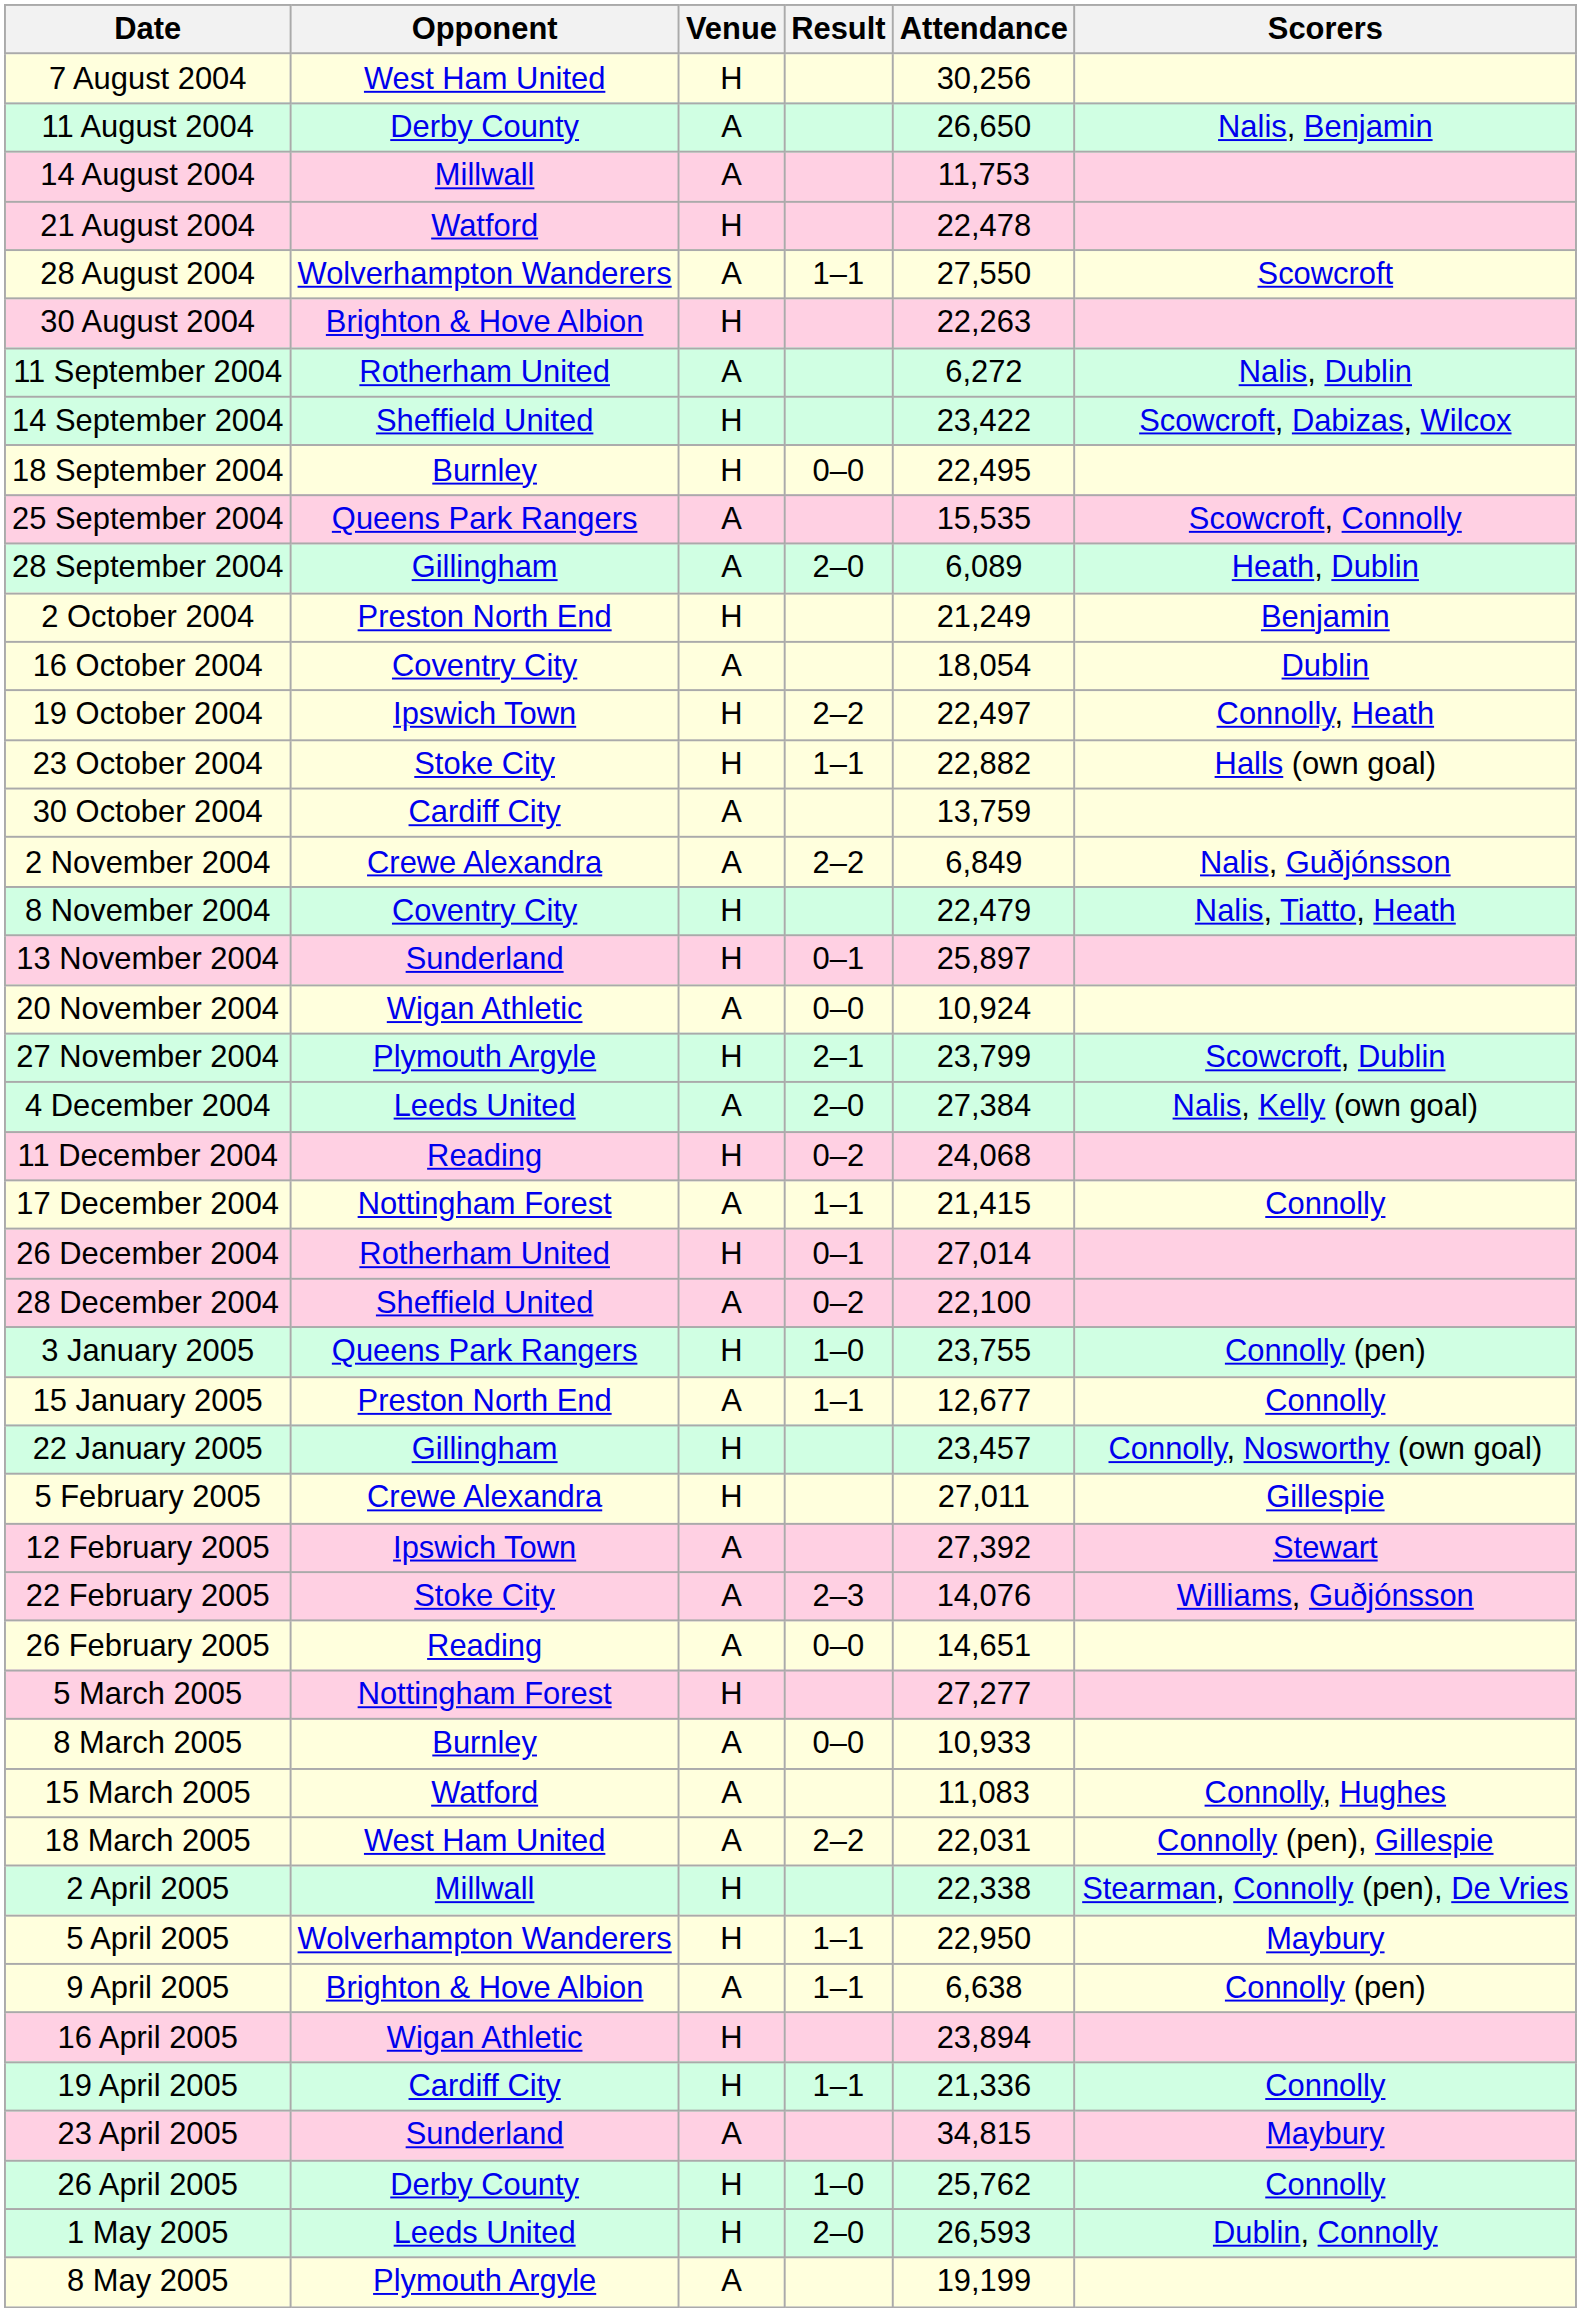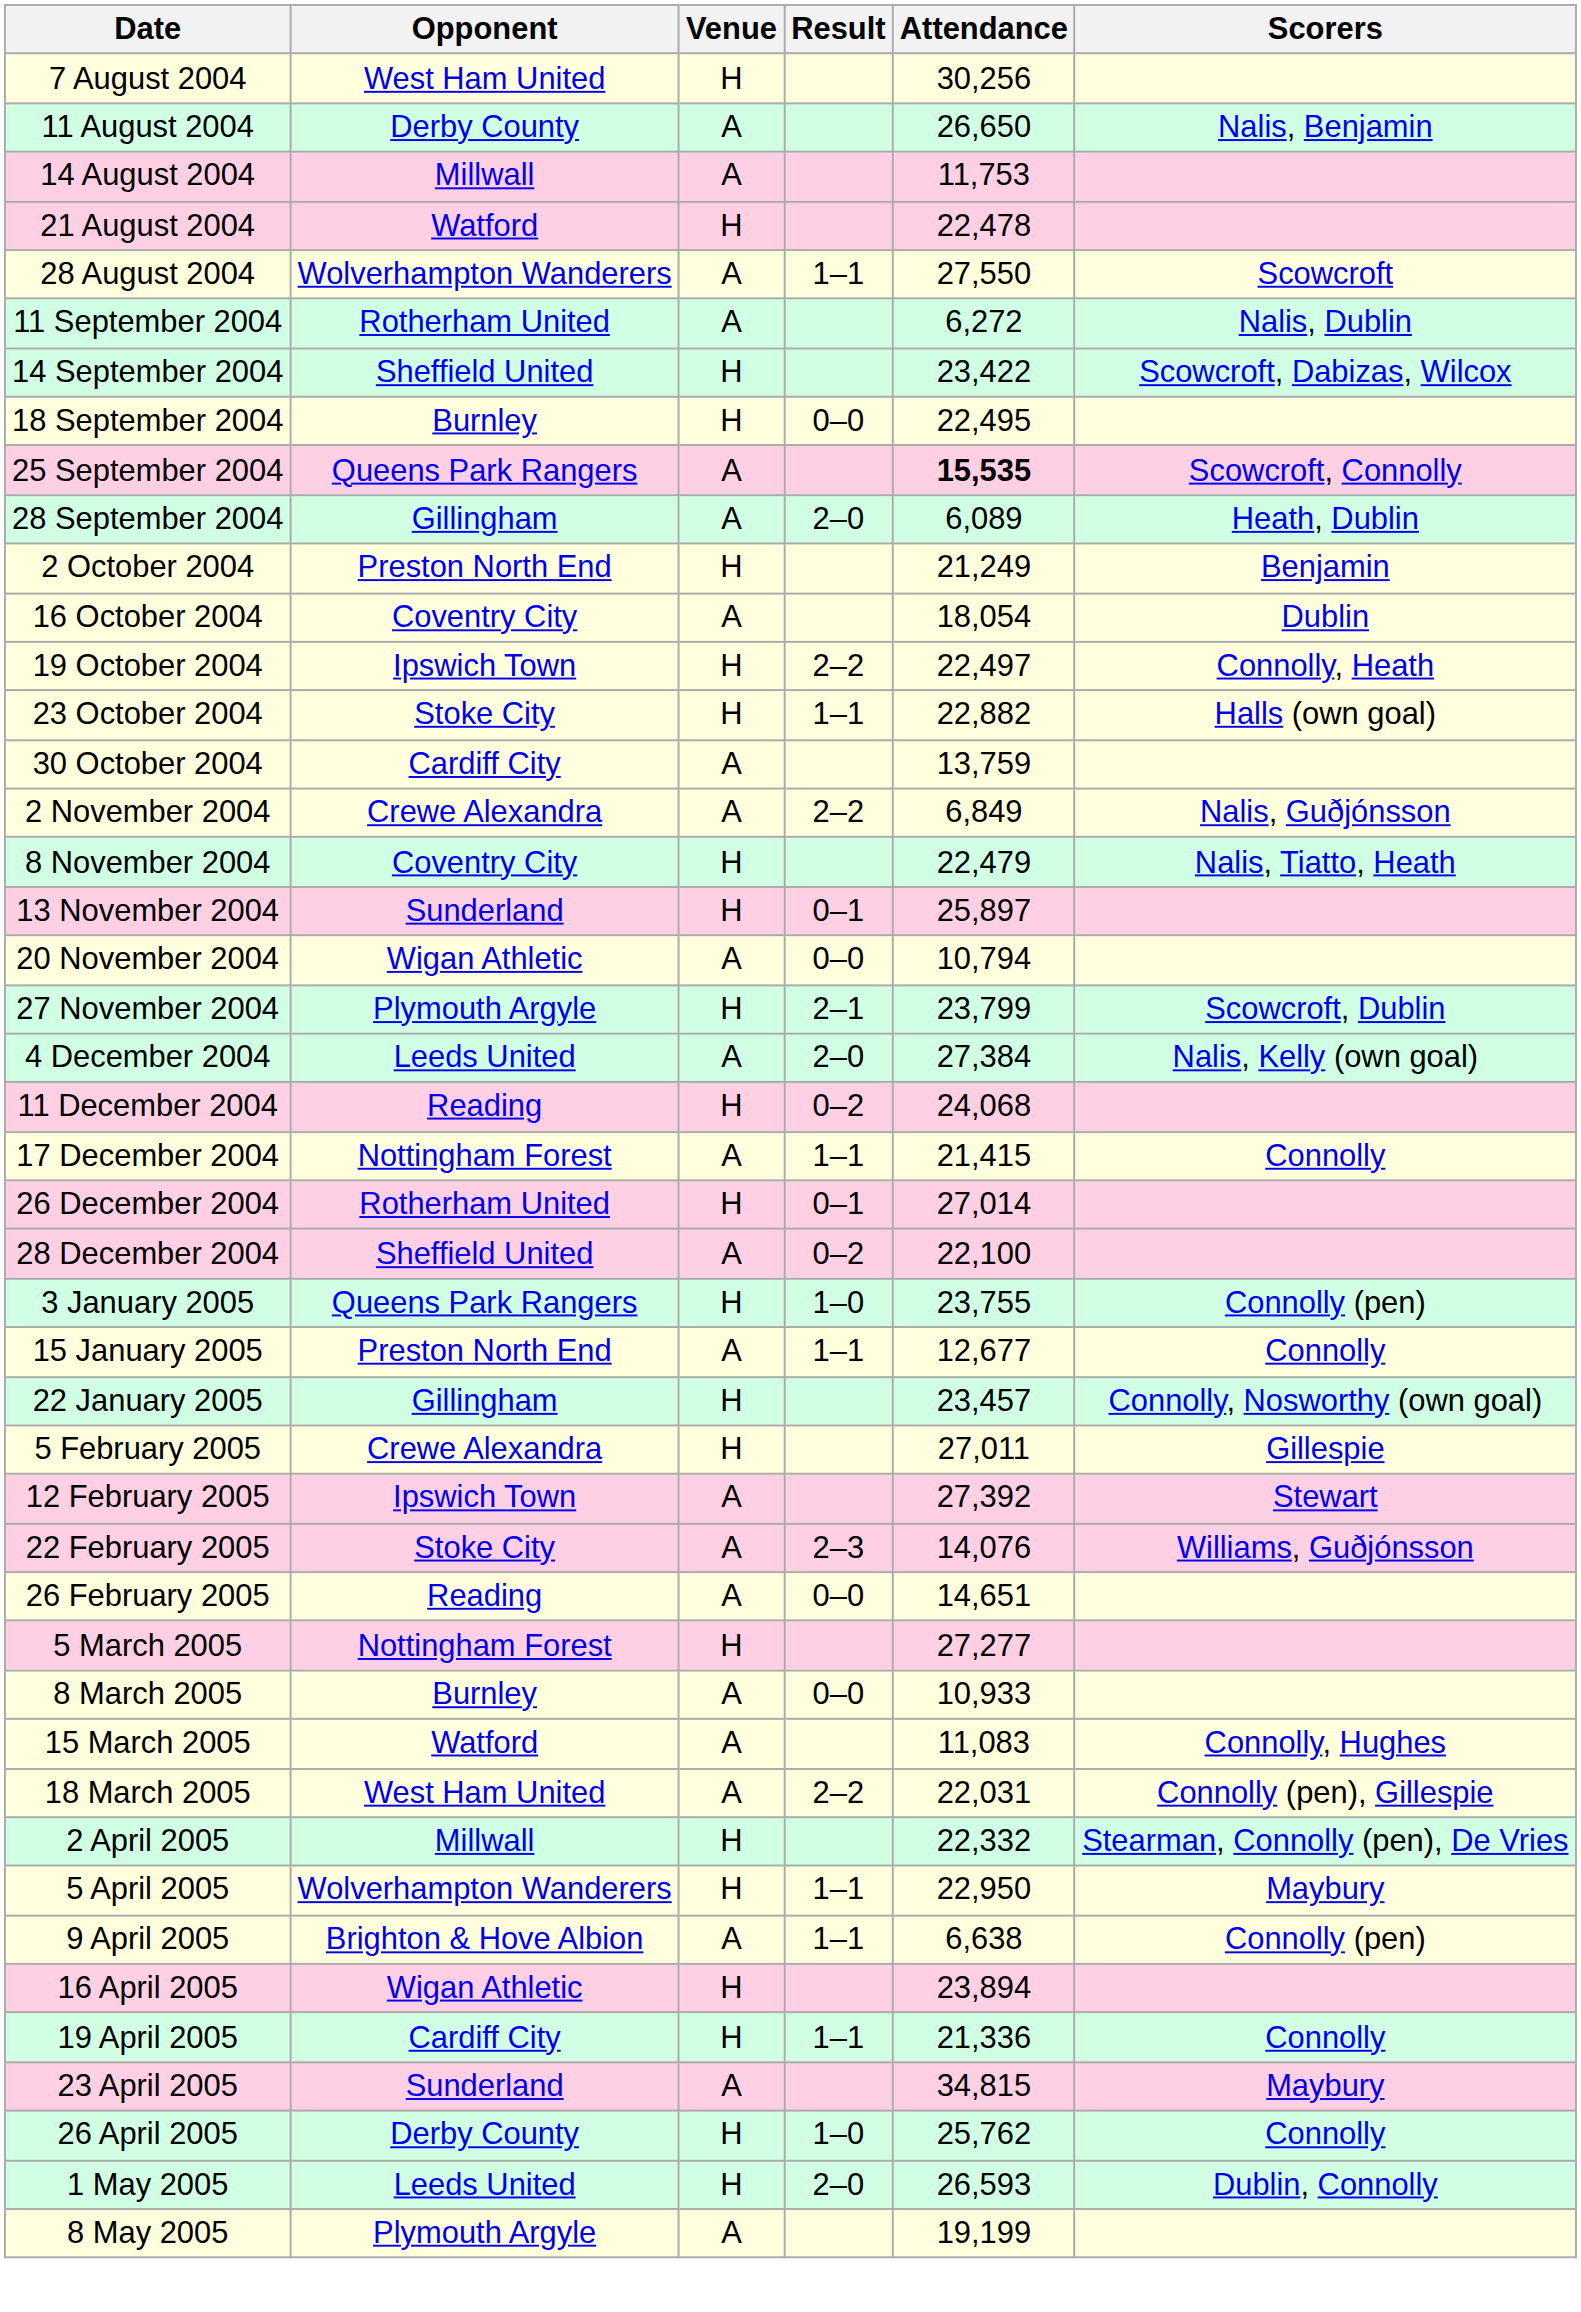- row: (148, 322)
(984, 518) normal -> (984, 469) bold
(984, 1008) 10,924 -> (984, 959) 10,794
(984, 1889) 22,338 -> (984, 1841) 22,332
